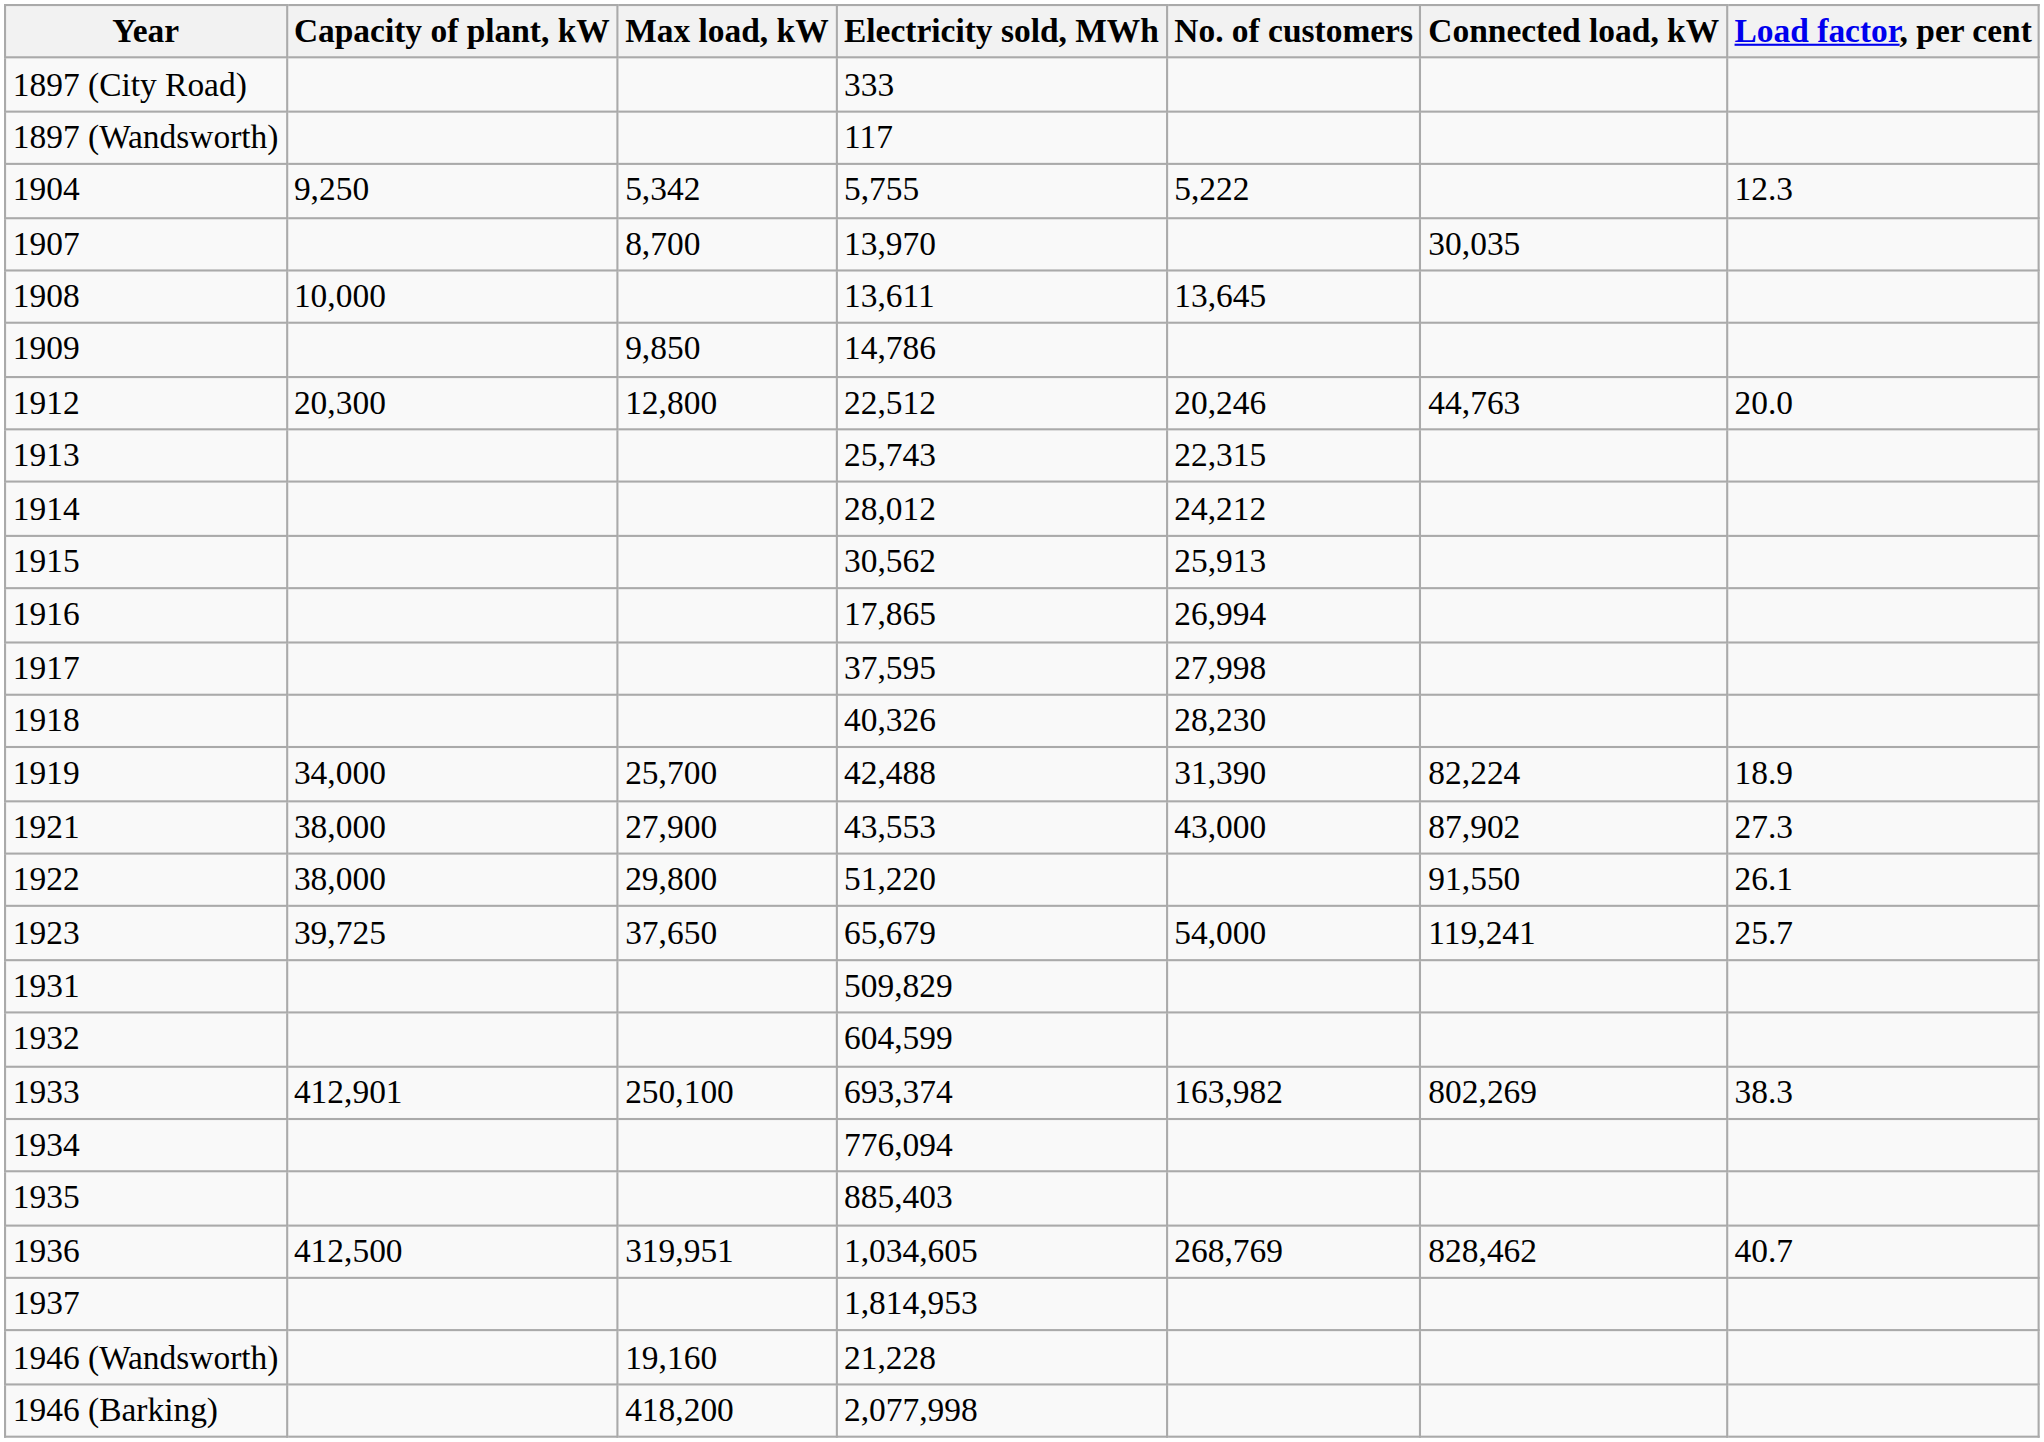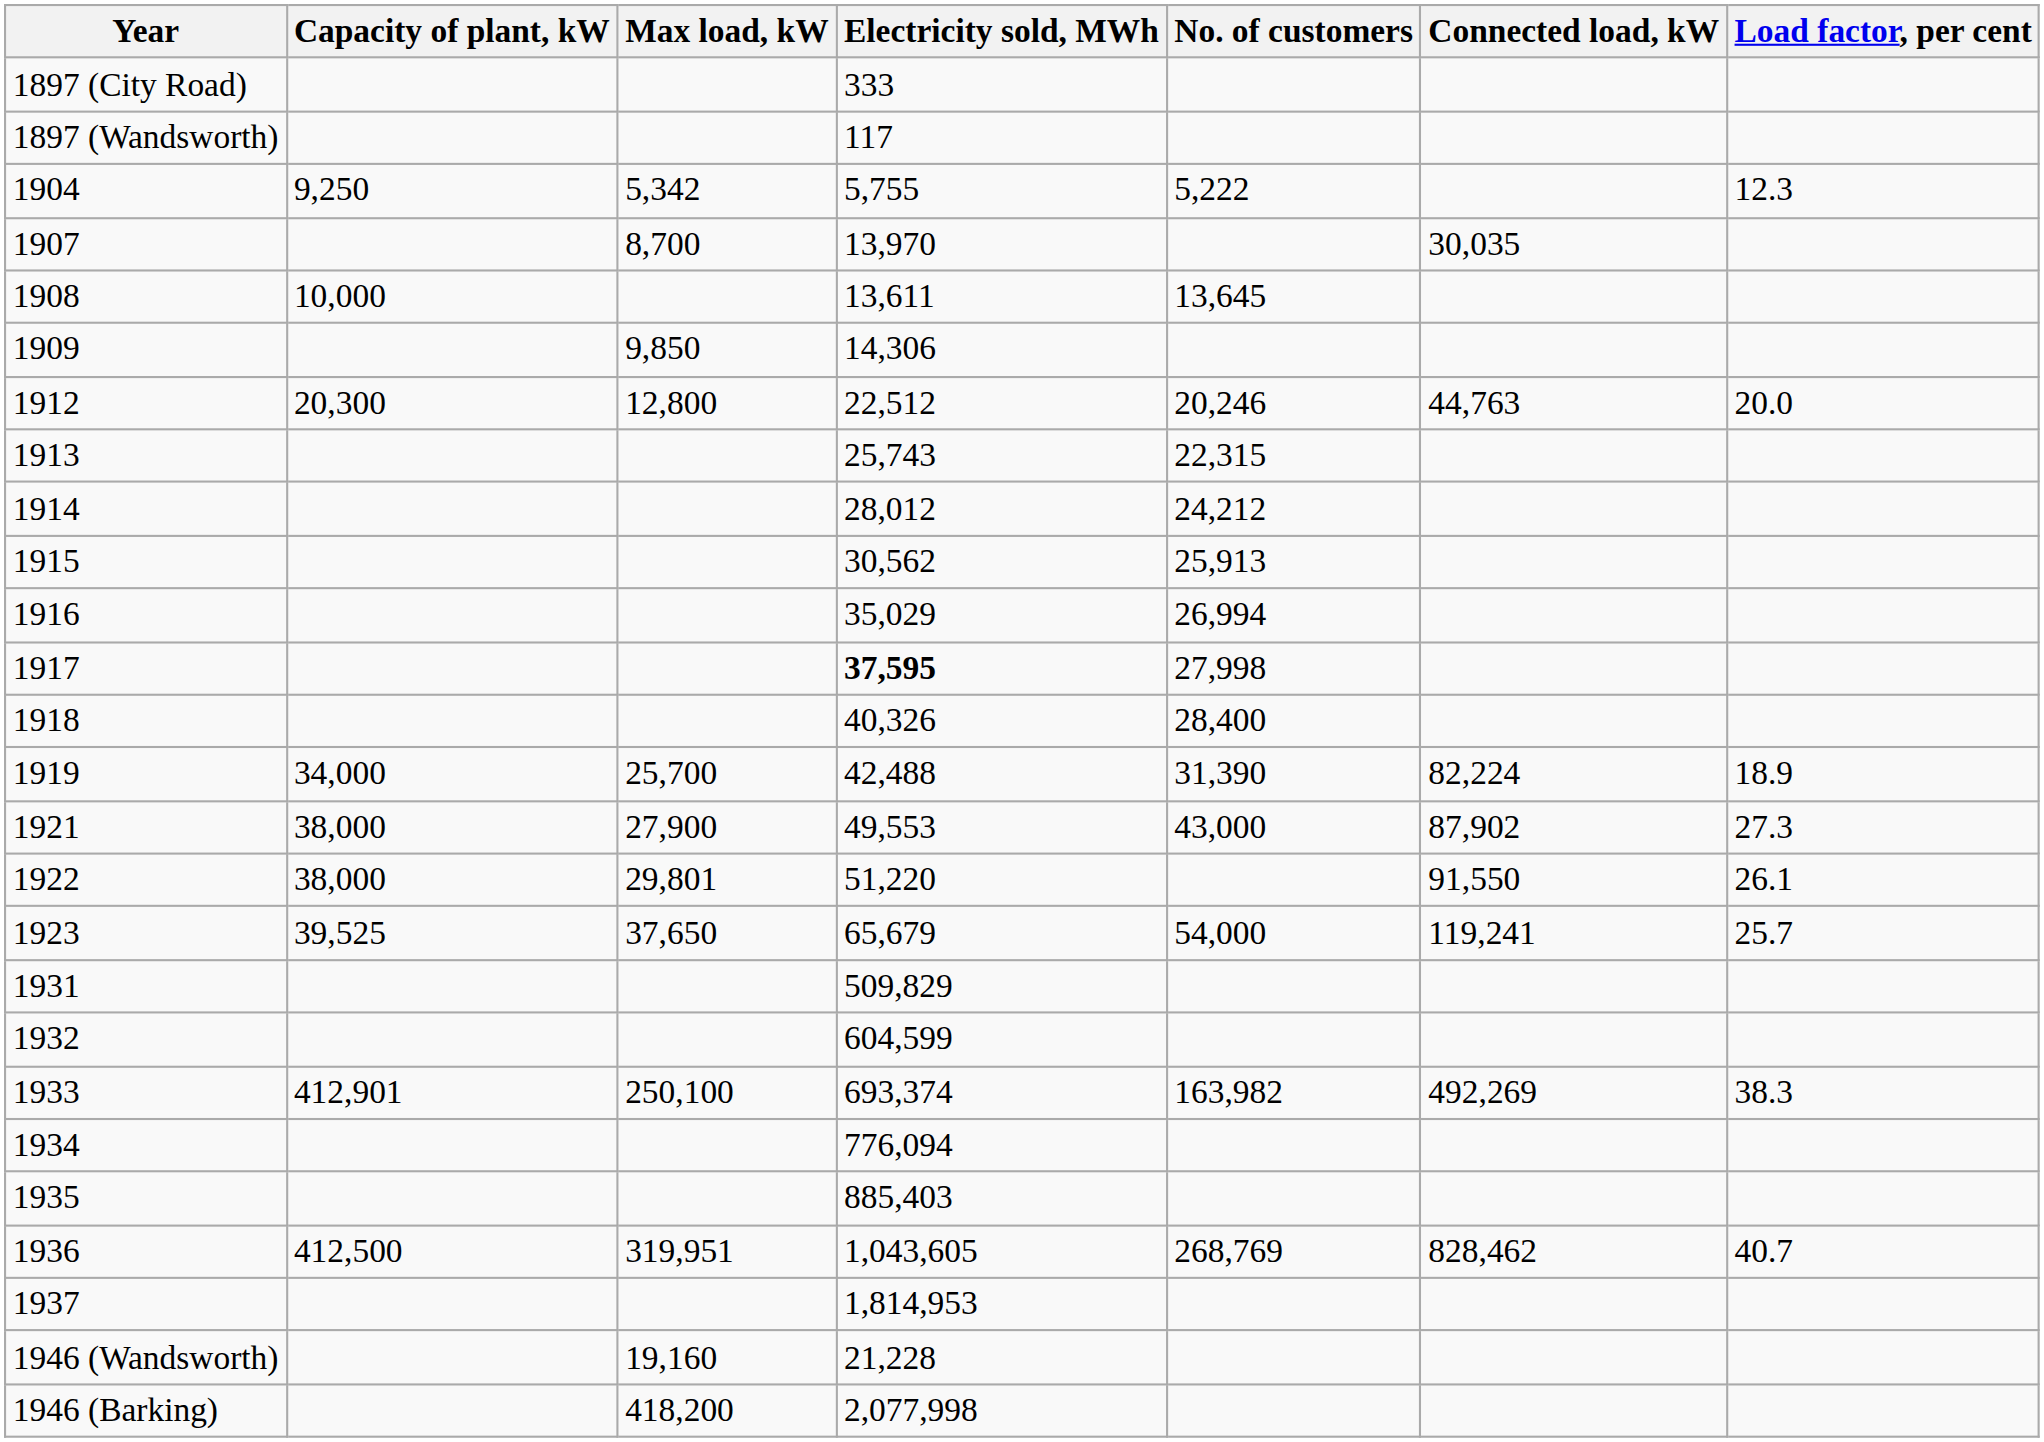(890, 349) 14,786 -> (890, 349) 14,306
(890, 614) 17,865 -> (890, 614) 35,029
(890, 667) normal -> (890, 667) bold
(1220, 720) 28,230 -> (1220, 720) 28,400
(890, 826) 43,553 -> (890, 826) 49,553
(671, 879) 29,800 -> (671, 879) 29,801
(340, 932) 39,725 -> (340, 932) 39,525
(1483, 1091) 802,269 -> (1483, 1091) 492,269
(911, 1250) 1,034,605 -> (911, 1250) 1,043,605
